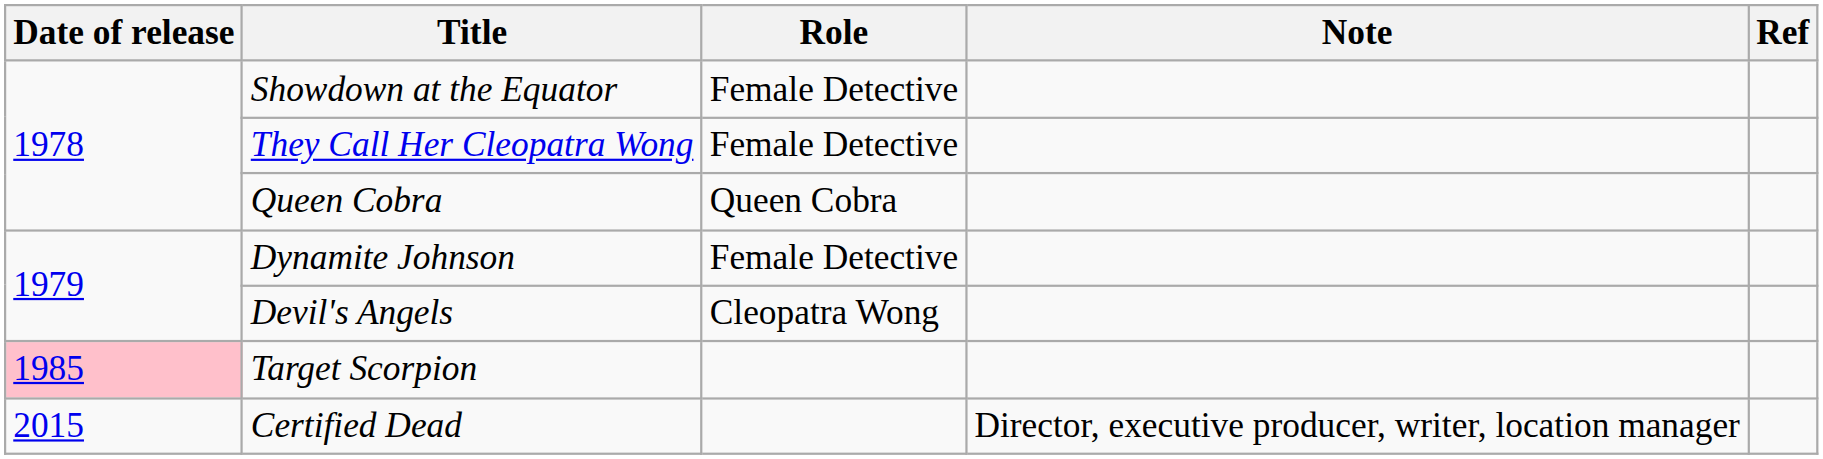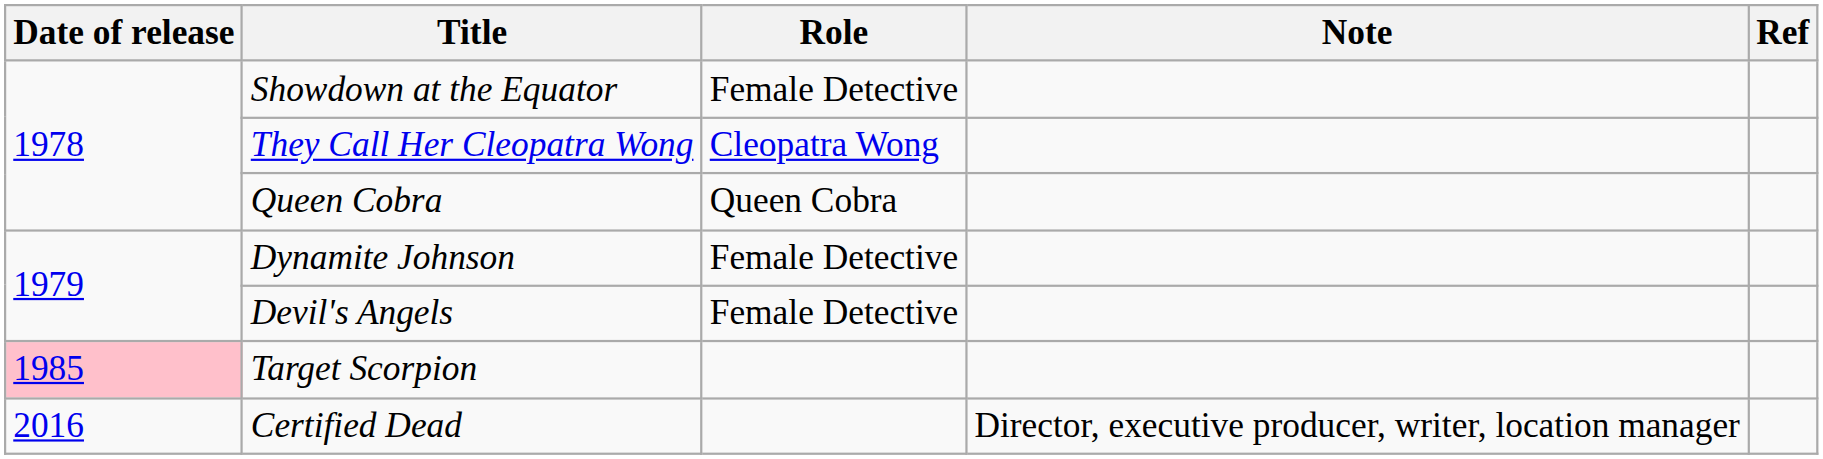(834, 144) Female Detective -> (824, 144) Cleopatra Wong
(824, 312) Cleopatra Wong -> (834, 312) Female Detective
(49, 425) 2015 -> (49, 425) 2016
